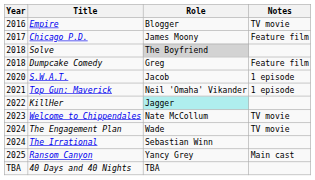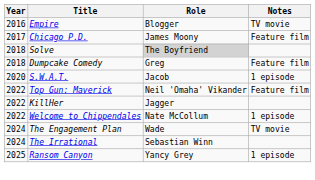(16, 90) 2021 -> (16, 90) 2022
(273, 90) 1 episode -> (280, 90) Feature film
(159, 103) paleturquoise background -> (159, 103) no background
(16, 116) 2023 -> (16, 116) 2022
(270, 116) TV movie -> (273, 116) 1 episode
(273, 155) Main cast -> (273, 155) 1 episode
- row: (80, 169)
